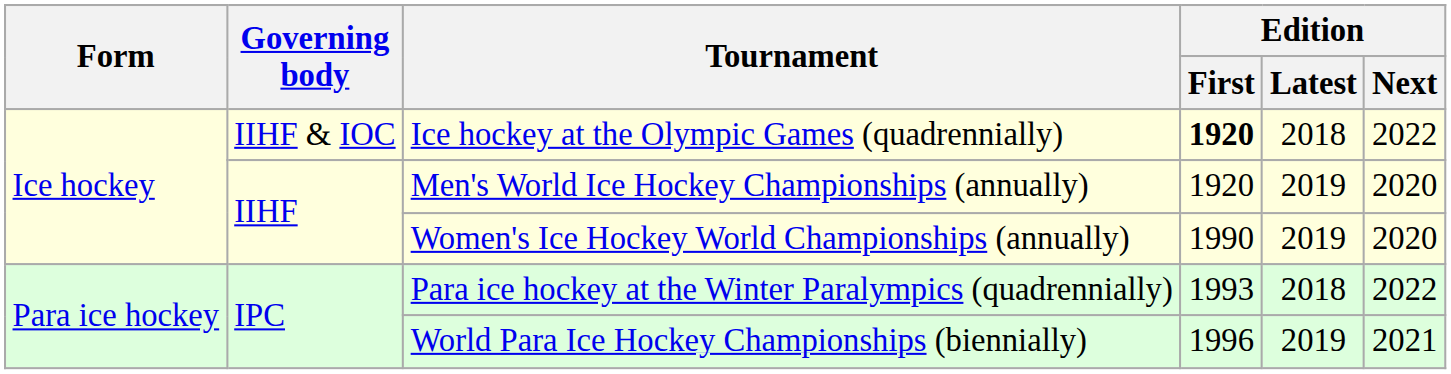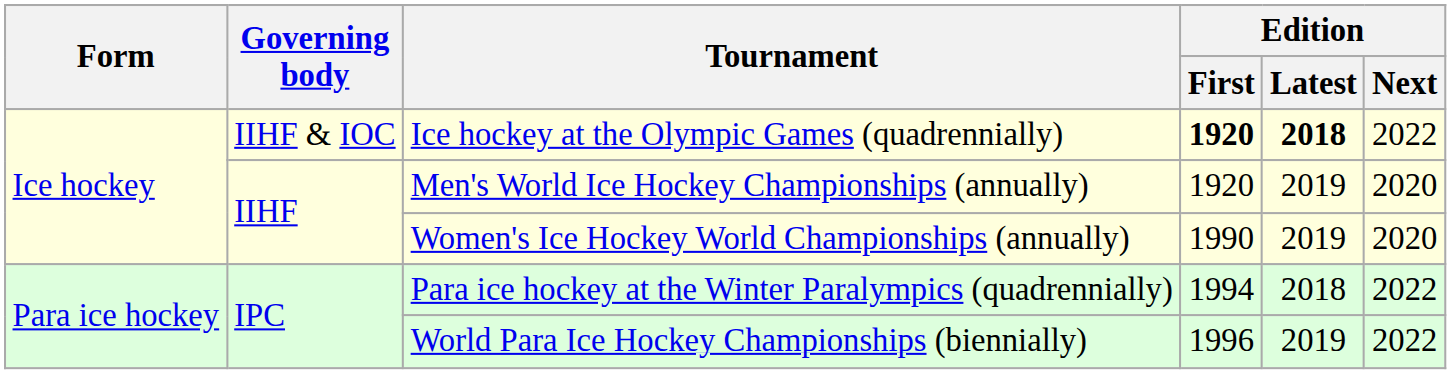(1313, 133) normal -> (1313, 133) bold
(1221, 289) 1993 -> (1221, 289) 1994
(1405, 340) 2021 -> (1405, 340) 2022
